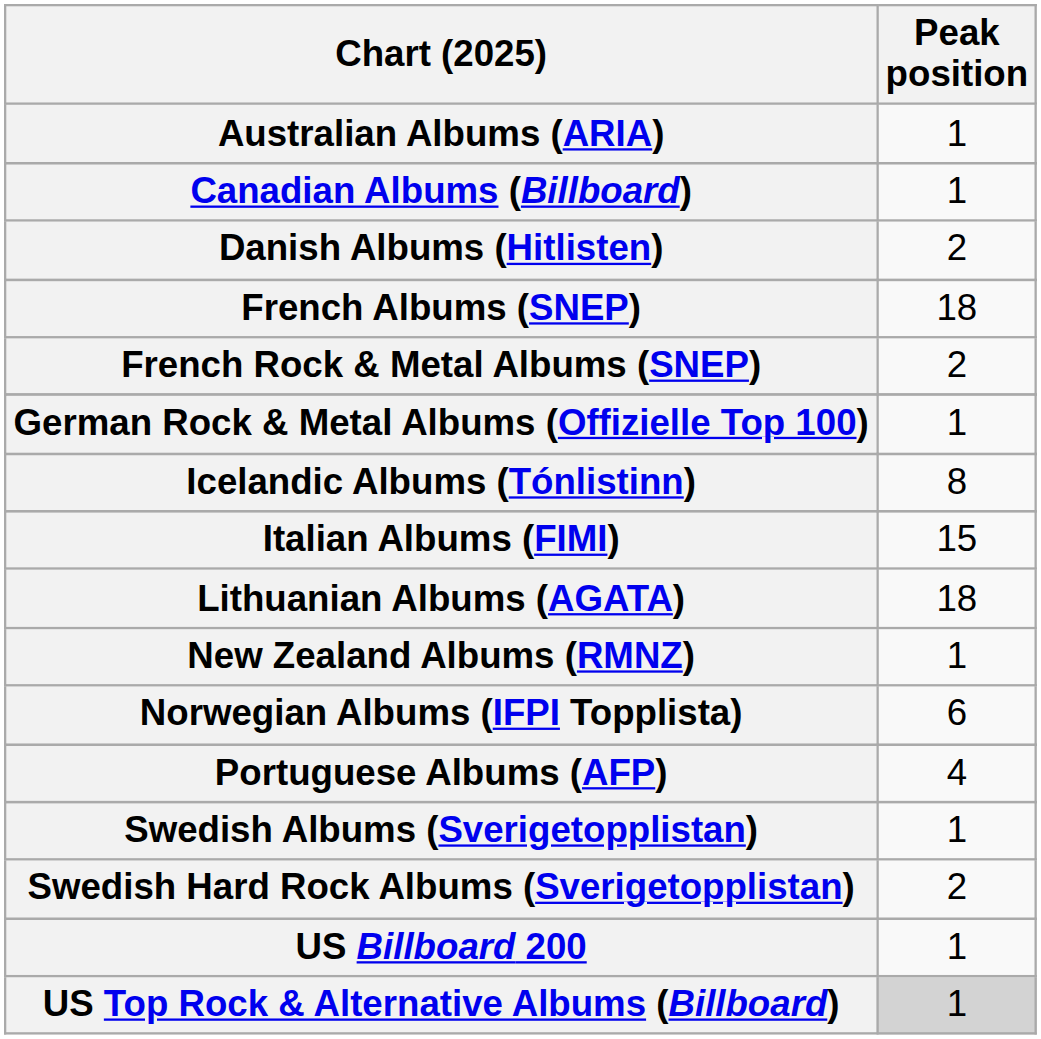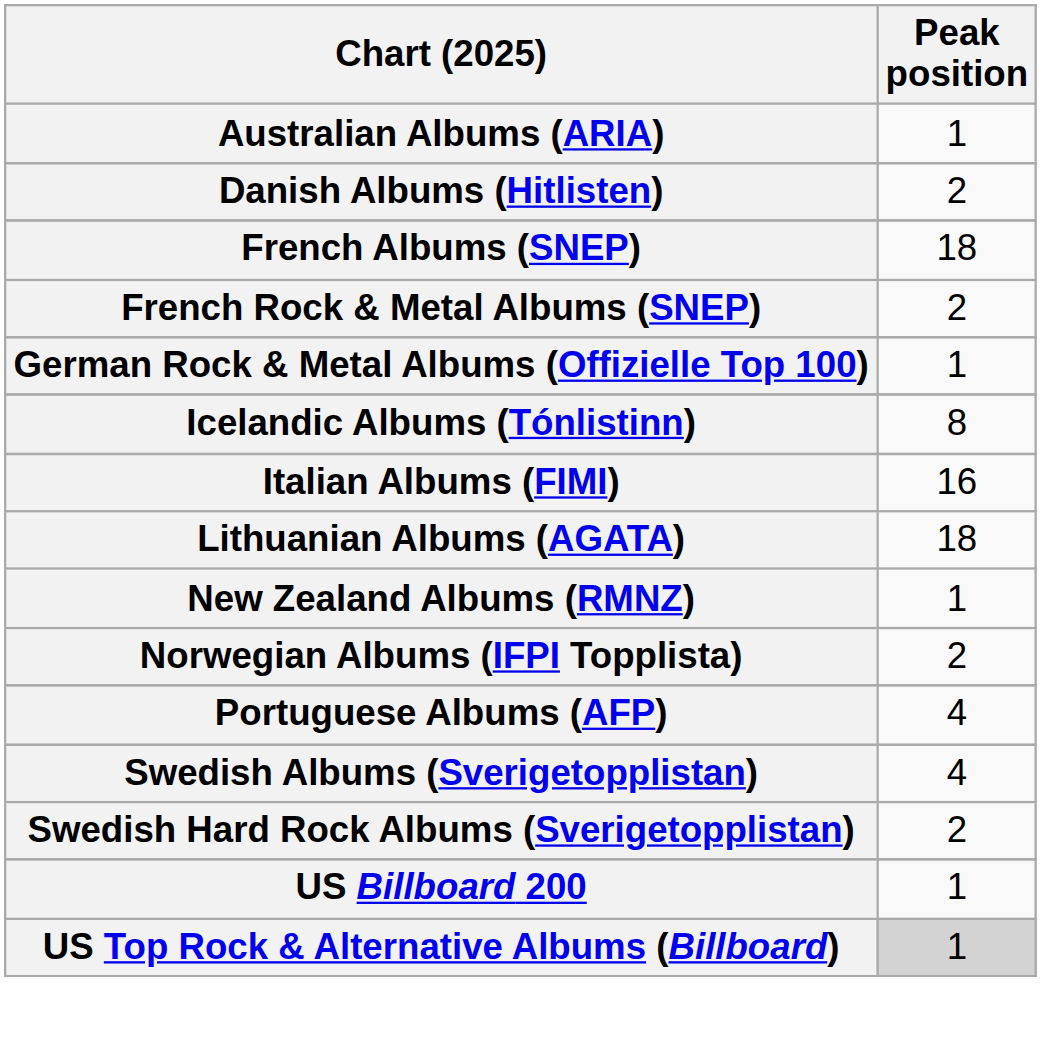- row: (441, 190)
(957, 539) 15 -> (957, 481) 16
(957, 713) 6 -> (957, 655) 2
(957, 830) 1 -> (957, 772) 4
